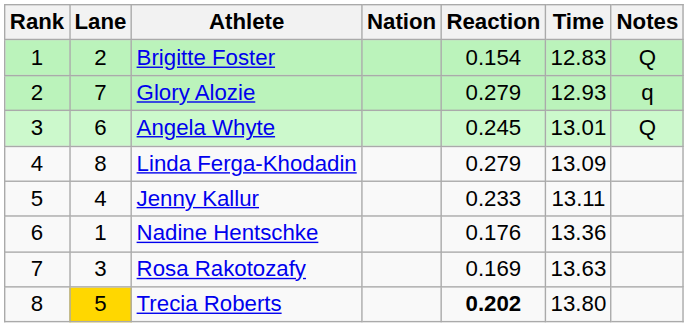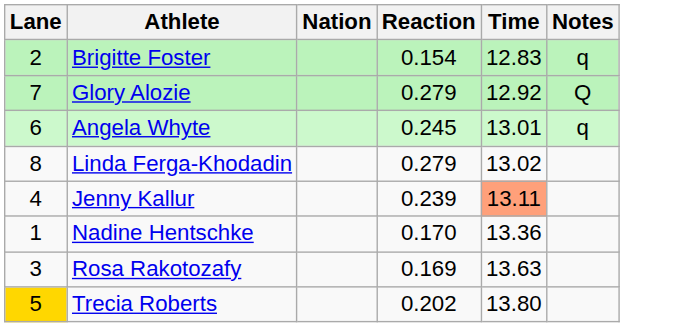- column: (37, 22)
(647, 57) Q -> (583, 57) q
(578, 92) 12.93 -> (514, 92) 12.92
(647, 92) q -> (583, 92) Q
(647, 127) Q -> (583, 127) q
(578, 163) 13.09 -> (514, 163) 13.02
(493, 198) 0.233 -> (429, 198) 0.239
(578, 198) no background -> (514, 198) lightsalmon background
(493, 233) 0.176 -> (429, 233) 0.170
(493, 304) bold -> (429, 304) normal
